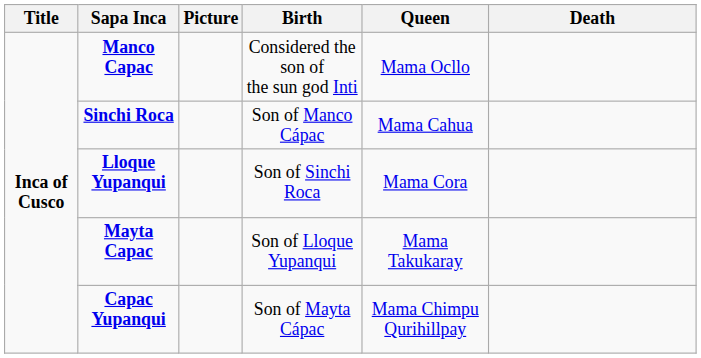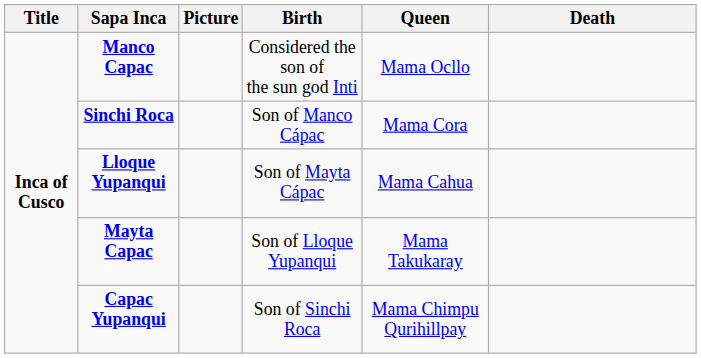(425, 124) Mama Cahua -> (425, 124) Mama Cora
(302, 183) Son of Sinchi Roca -> (302, 183) Son of Mayta Cápac
(425, 183) Mama Cora -> (425, 183) Mama Cahua
(302, 319) Son of Mayta Cápac -> (302, 319) Son of Sinchi Roca
